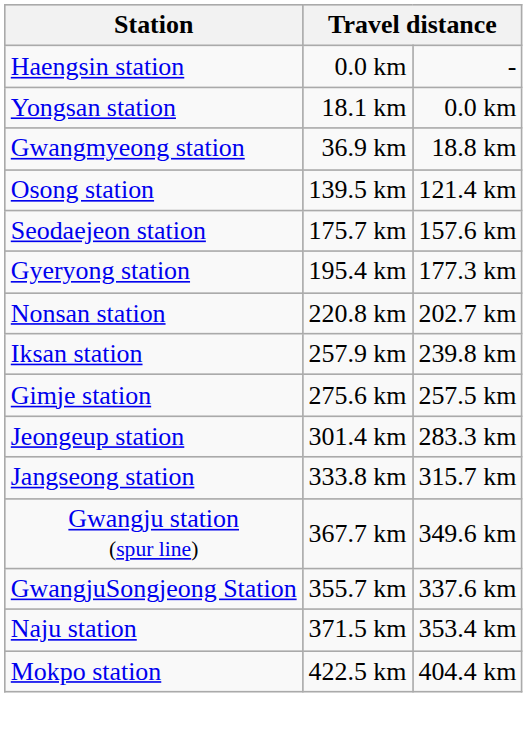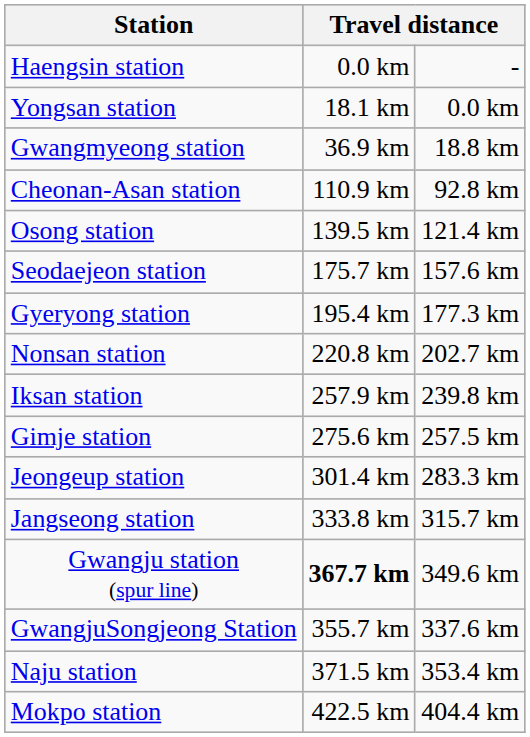+ row: (126, 189)
(358, 532) normal -> (359, 574) bold
